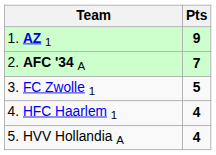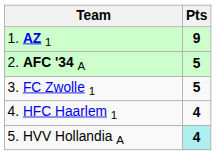(197, 63) 7 -> (197, 63) 5
(197, 137) no background -> (197, 137) paleturquoise background
